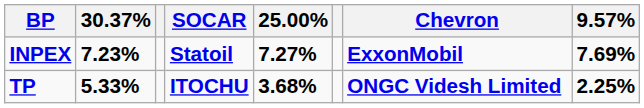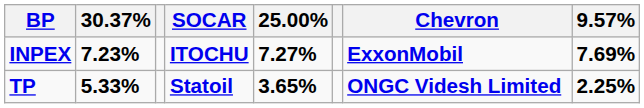(201, 53) Statoil -> (209, 53) ITOCHU
(209, 86) ITOCHU -> (201, 86) Statoil
(287, 86) 3.68% -> (287, 86) 3.65%
